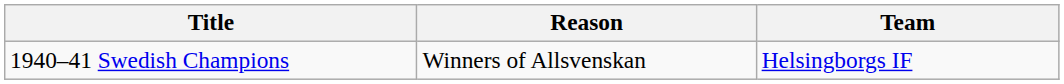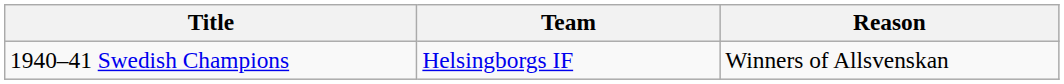columns swapped: (908, 23) <-> (587, 23)
